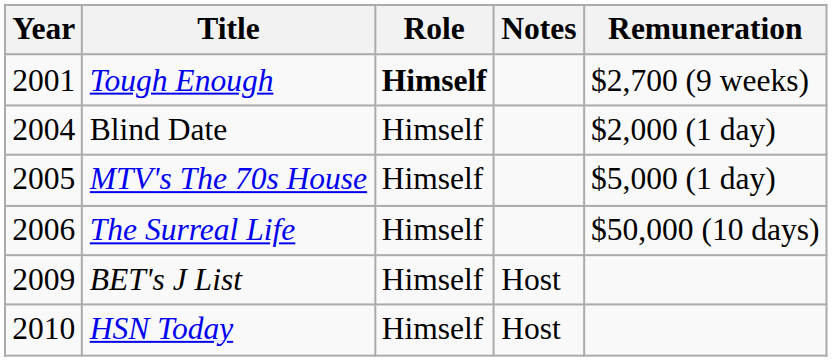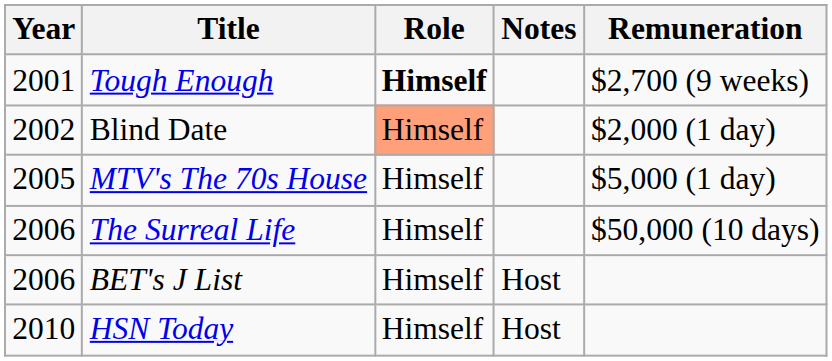(44, 129) 2004 -> (44, 129) 2002
(432, 129) no background -> (432, 129) lightsalmon background
(44, 279) 2009 -> (44, 279) 2006
